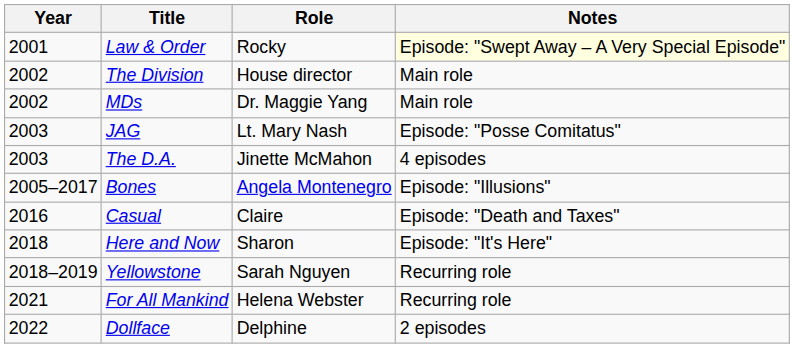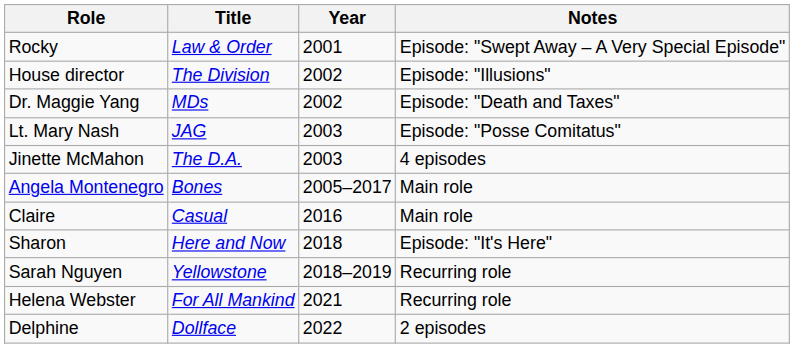columns swapped: (53, 18) <-> (314, 18)
(593, 46) lightyellow background -> (593, 46) no background
(436, 74) Main role -> (475, 74) Episode: "Illusions"
(436, 103) Main role -> (510, 103) Episode: "Death and Taxes"
(475, 187) Episode: "Illusions" -> (436, 187) Main role
(510, 215) Episode: "Death and Taxes" -> (436, 215) Main role
